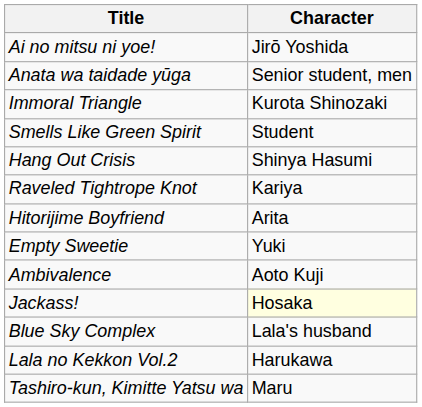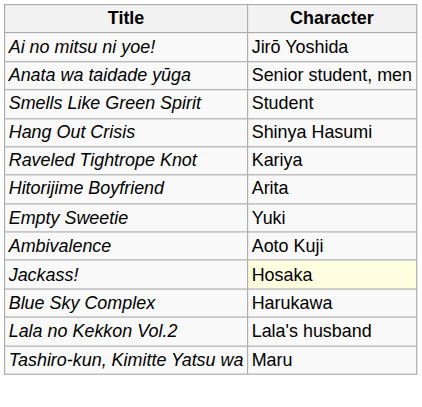- row: (75, 103)
(312, 331) Lala's husband -> (292, 302) Harukawa
(292, 359) Harukawa -> (312, 331) Lala's husband
